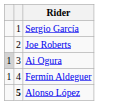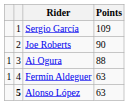+ column: (109, 12)
(9, 60) lightgrey background -> (9, 60) no background
